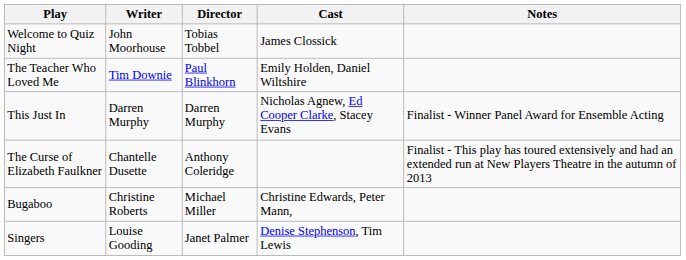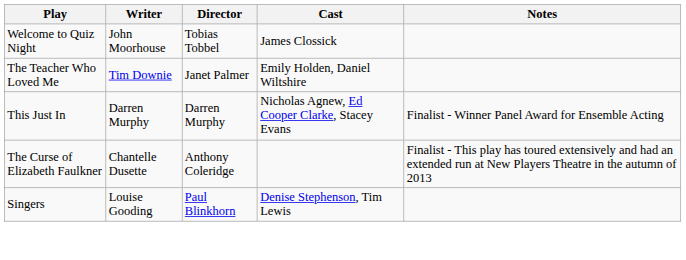(210, 75) Paul Blinkhorn -> (217, 75) Janet Palmer
- row: (30, 204)
(217, 238) Janet Palmer -> (210, 204) Paul Blinkhorn
